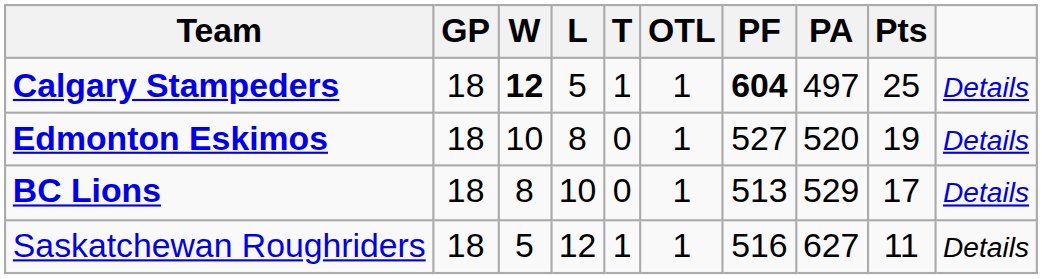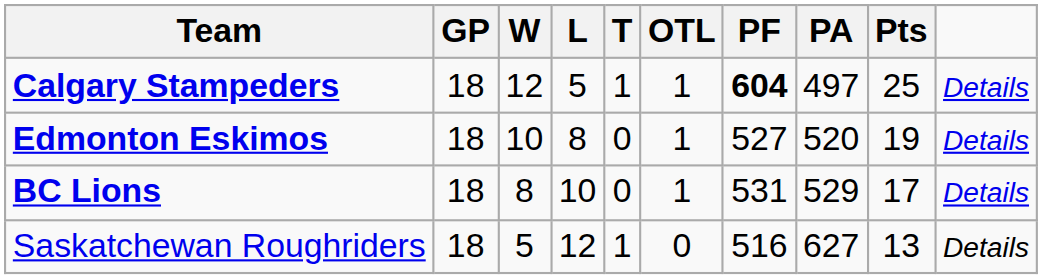(524, 84) bold -> (524, 84) normal
(759, 191) 513 -> (759, 191) 531
(682, 245) 1 -> (682, 245) 0
(901, 245) 11 -> (901, 245) 13
